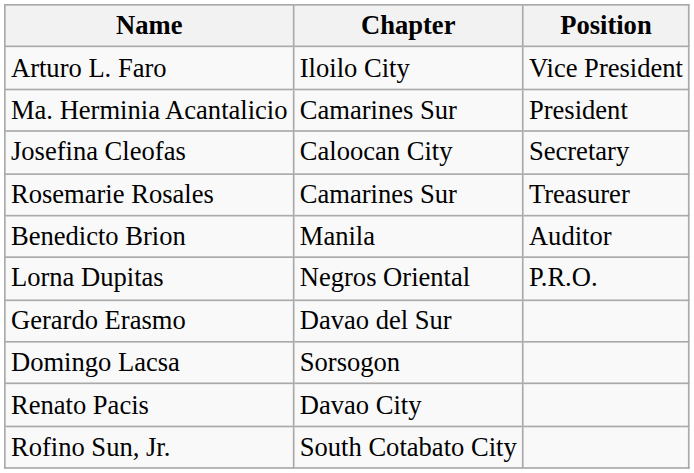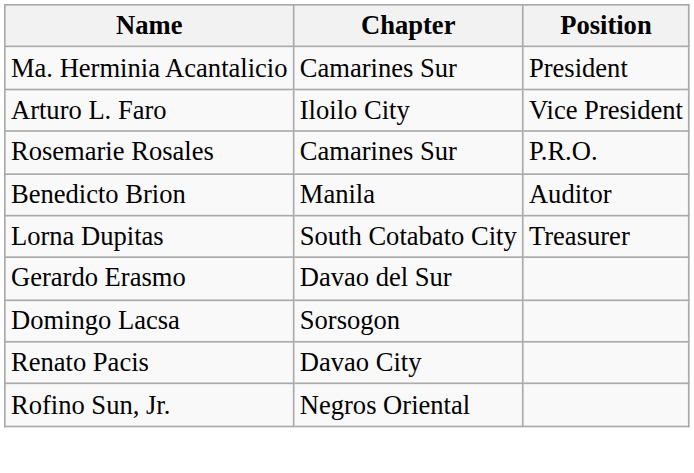rows swapped: (149, 109) <-> (89, 67)
- row: (98, 151)
(579, 194) Treasurer -> (563, 151) P.R.O.
(385, 278) Negros Oriental -> (408, 236) South Cotabato City
(563, 278) P.R.O. -> (579, 236) Treasurer
(408, 446) South Cotabato City -> (385, 404) Negros Oriental
